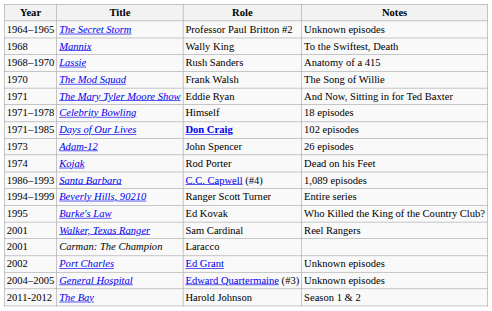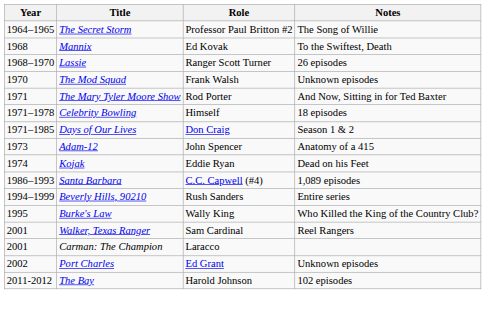(344, 29) Unknown episodes -> (338, 29) The Song of Willie
(210, 46) Wally King -> (207, 46) Ed Kovak
(214, 63) Rush Sanders -> (228, 63) Ranger Scott Turner
(342, 63) Anatomy of a 415 -> (322, 63) 26 episodes
(344, 79) The Song of Willie -> (338, 79) Unknown episodes
(210, 96) Eddie Ryan -> (208, 96) Rod Porter
(209, 130) bold -> (208, 130) normal
(332, 130) 102 episodes -> (326, 130) Season 1 & 2
(329, 146) 26 episodes -> (336, 146) Anatomy of a 415
(208, 163) Rod Porter -> (210, 163) Eddie Ryan
(228, 197) Ranger Scott Turner -> (214, 197) Rush Sanders
(207, 213) Ed Kovak -> (210, 213) Wally King
- row: (96, 280)
(332, 297) Season 1 & 2 -> (325, 280) 102 episodes
